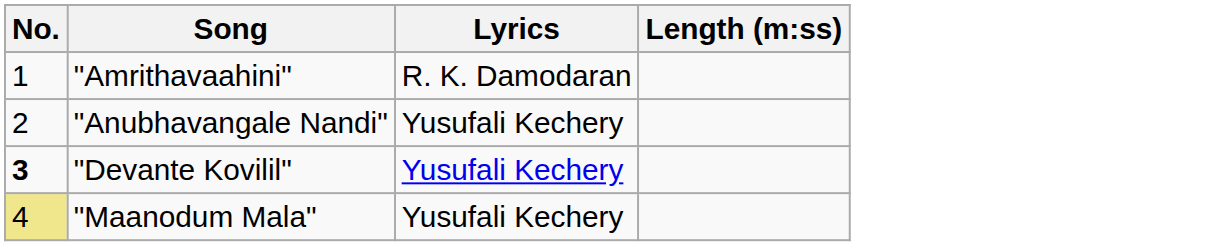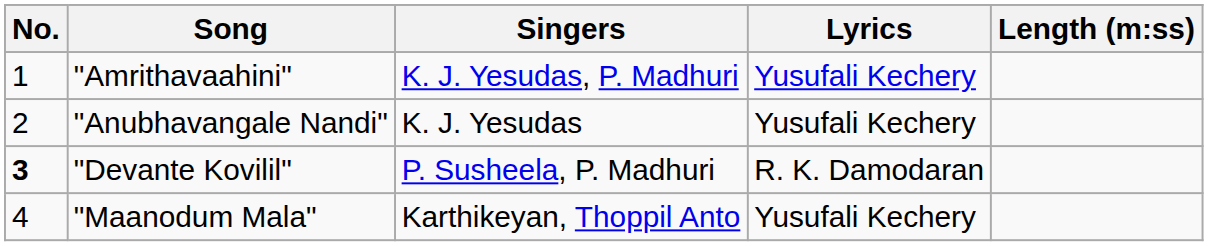+ column: (571, 29)
(517, 76) R. K. Damodaran -> (865, 76) Yusufali Kechery
(513, 170) Yusufali Kechery -> (869, 170) R. K. Damodaran
(20, 217) khaki background -> (20, 217) no background
